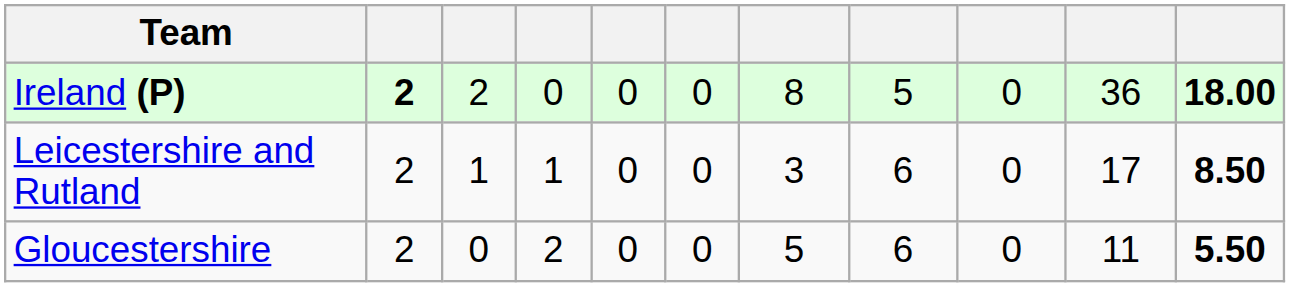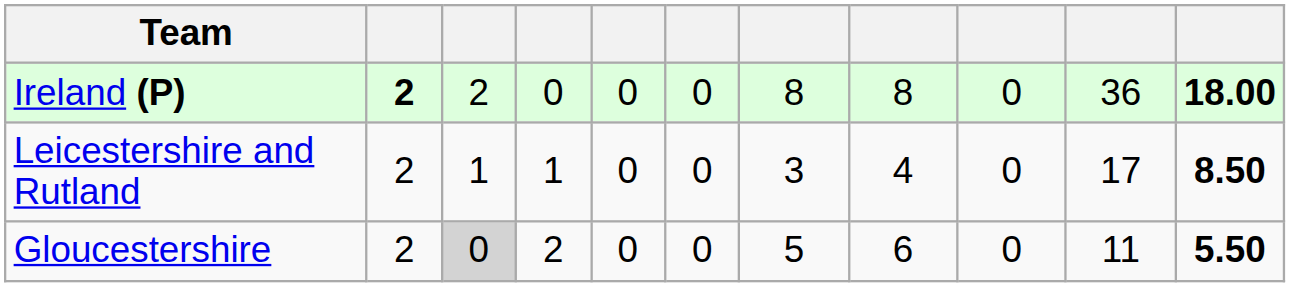(903, 92) 5 -> (903, 92) 8
(903, 171) 6 -> (903, 171) 4
(479, 250) no background -> (479, 250) lightgrey background
